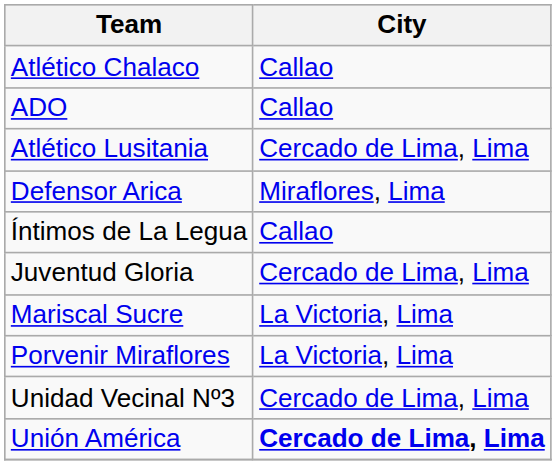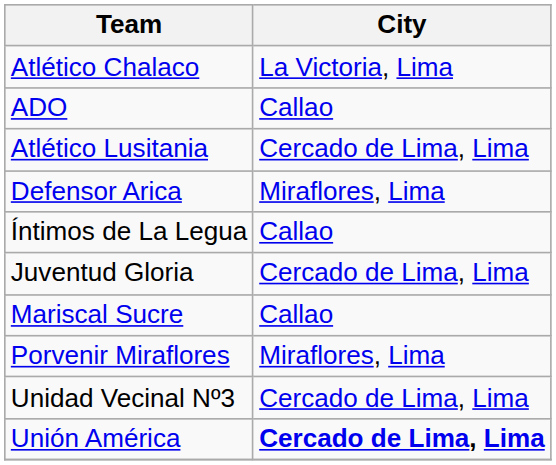(296, 66) Callao -> (356, 66) La Victoria, Lima
(356, 314) La Victoria, Lima -> (296, 314) Callao
(356, 356) La Victoria, Lima -> (352, 356) Miraflores, Lima
